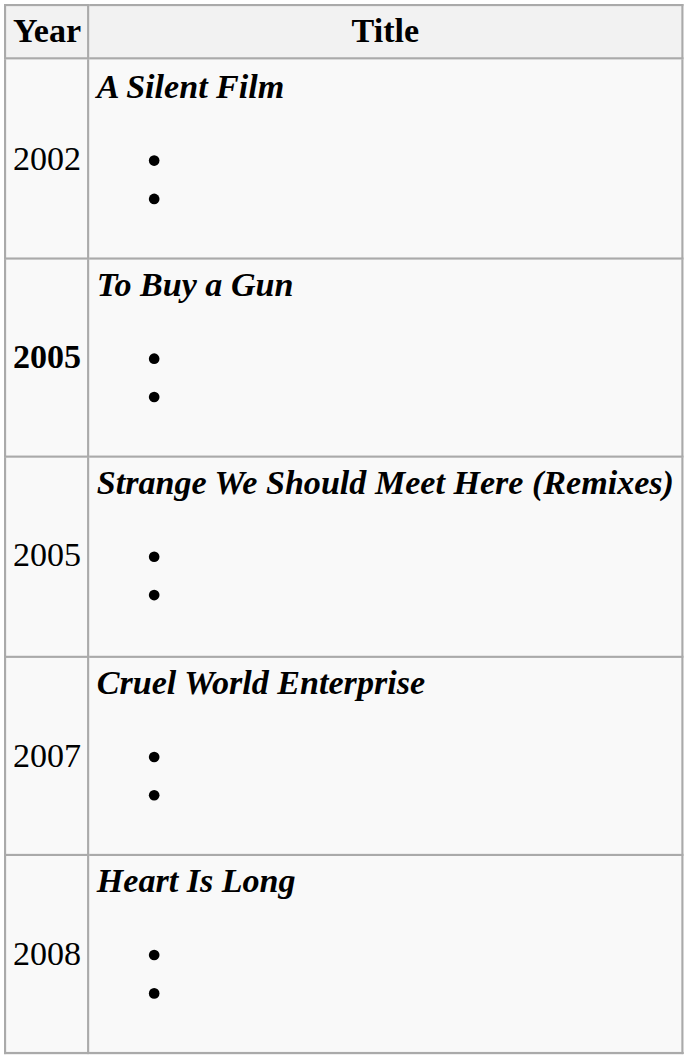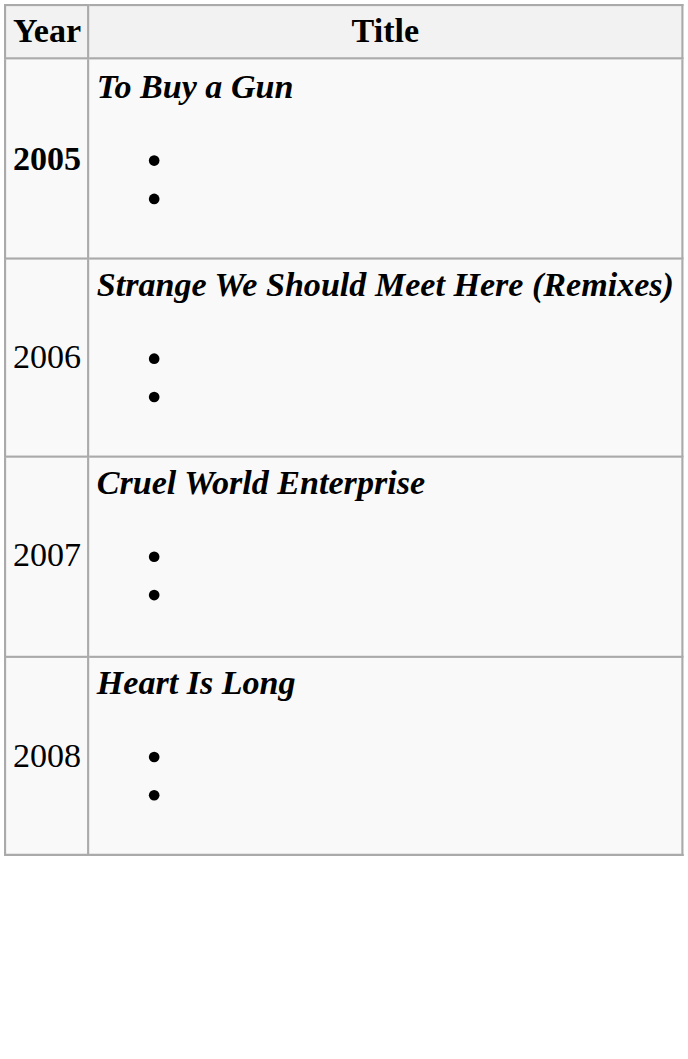- row: (385, 142)
(47, 555) 2005 -> (47, 356) 2006
